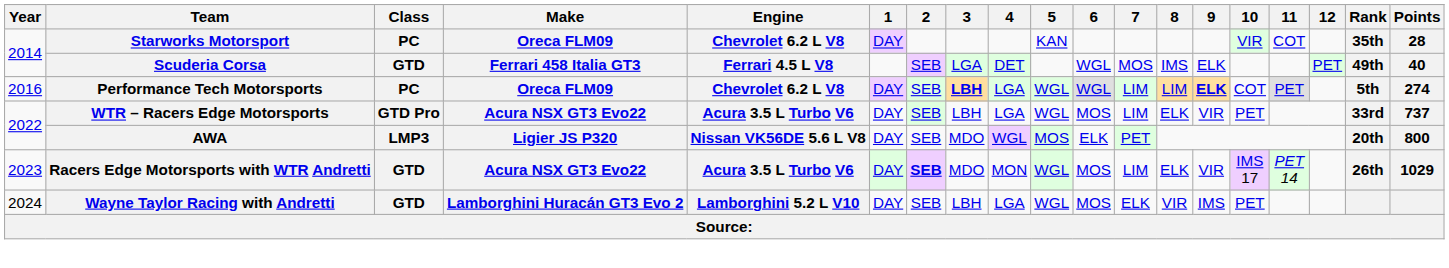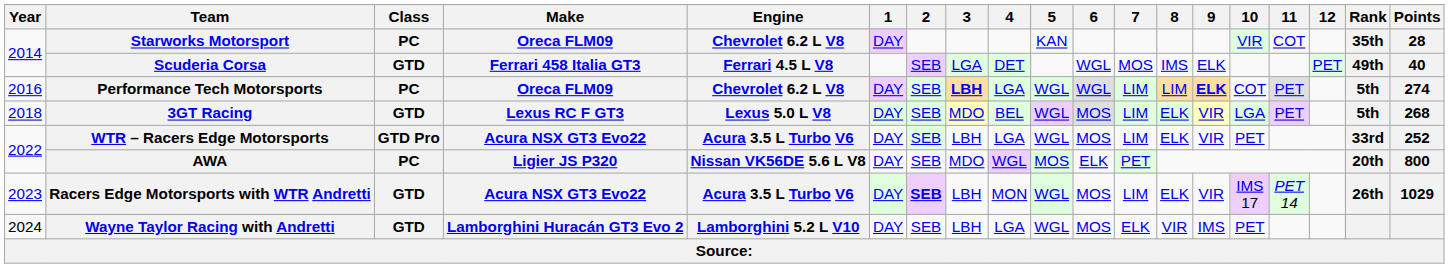+ row: (210, 113)
(1417, 113) 737 -> (1417, 138) 252
(409, 138) LMP3 -> (409, 162) PC
(967, 170) MDO -> (967, 194) LBH
